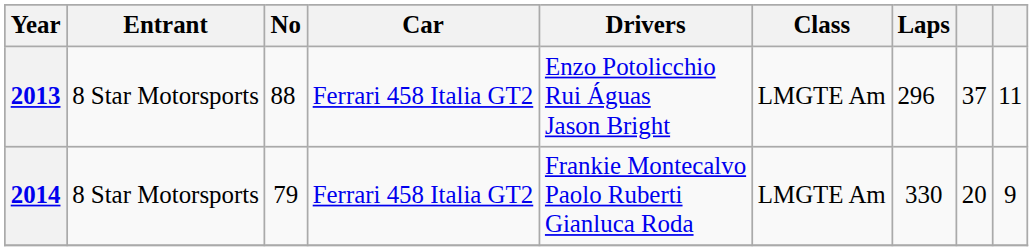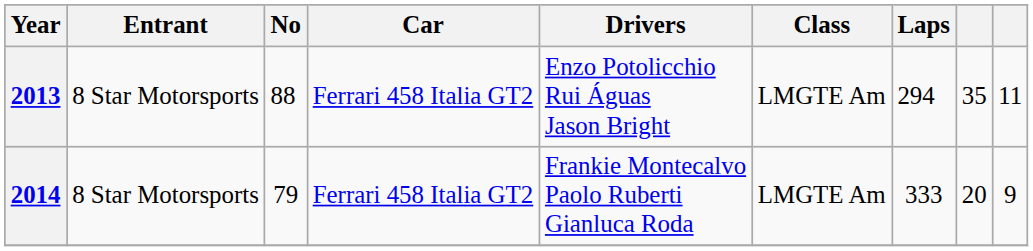(916, 95) 296 -> (916, 95) 294
(974, 95) 37 -> (974, 95) 35
(924, 195) 330 -> (924, 195) 333
